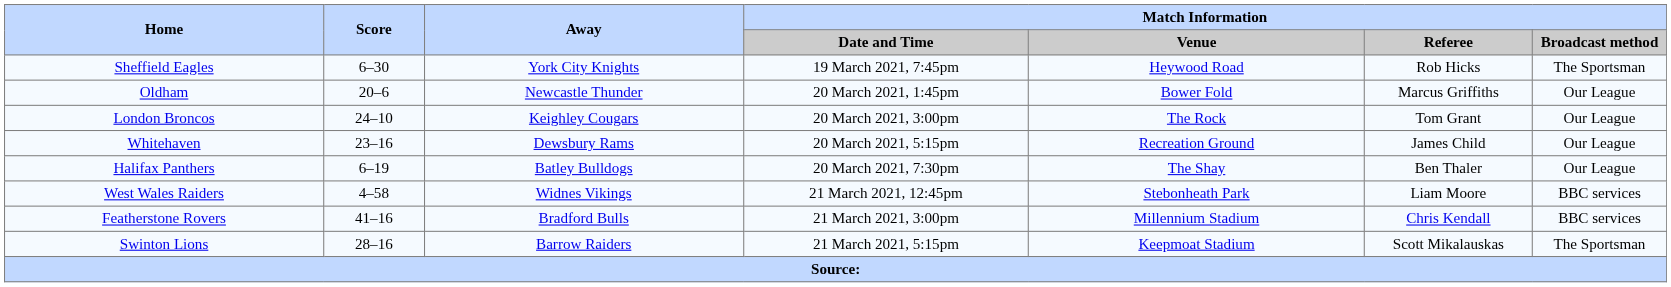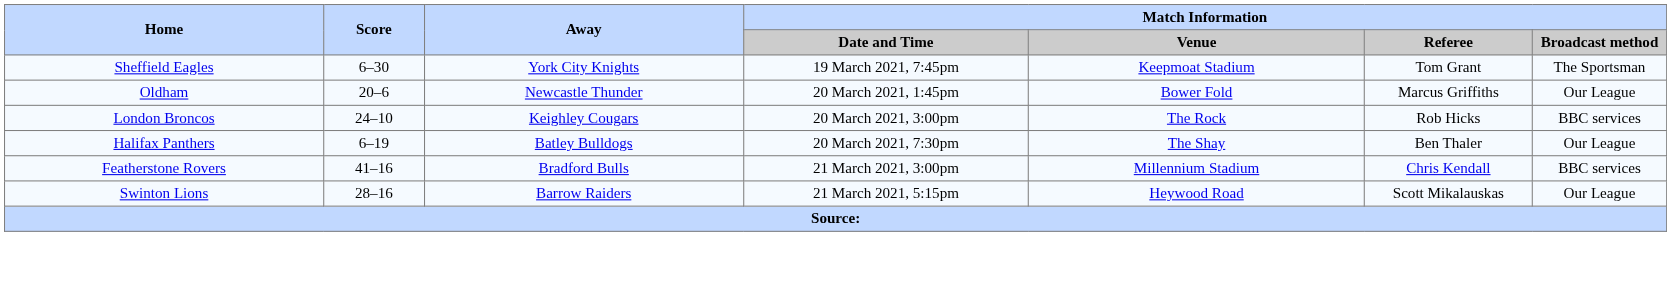(1197, 67) Heywood Road -> (1197, 67) Keepmoat Stadium
(1448, 67) Rob Hicks -> (1448, 67) Tom Grant
(1448, 117) Tom Grant -> (1448, 117) Rob Hicks
(1599, 117) Our League -> (1599, 117) BBC services
- row: (164, 143)
- row: (164, 193)
(1197, 243) Keepmoat Stadium -> (1197, 193) Heywood Road
(1599, 243) The Sportsman -> (1599, 193) Our League
